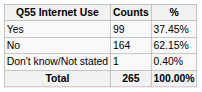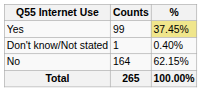(171, 29) no background -> (171, 29) khaki background
rows swapped: (13, 45) <-> (57, 62)
